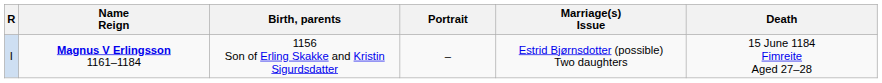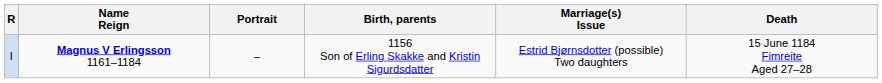columns swapped: (448, 19) <-> (305, 19)
